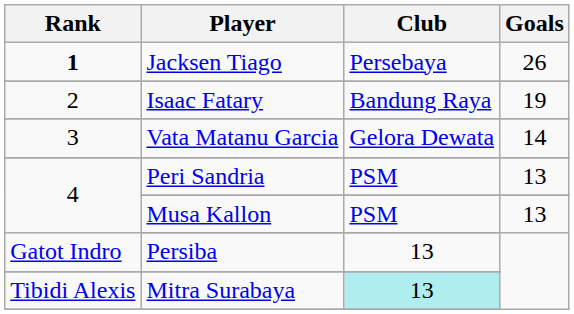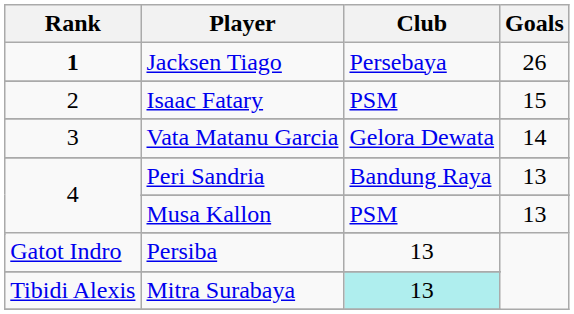(420, 99) Bandung Raya -> (373, 99) PSM
(534, 99) 19 -> (534, 99) 15
(373, 175) PSM -> (420, 175) Bandung Raya
